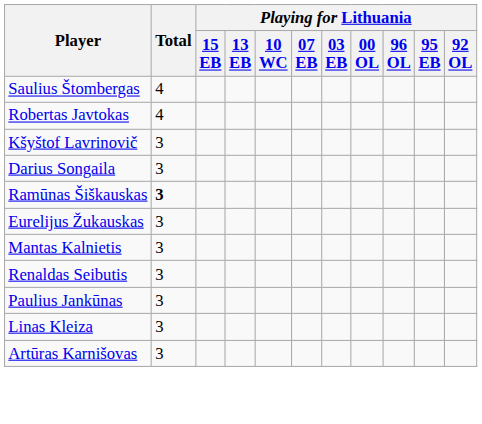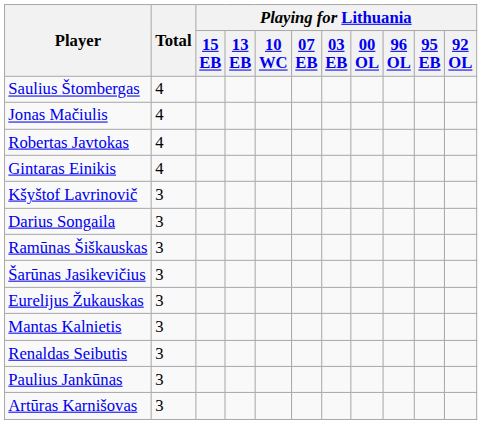+ row: (58, 115)
+ row: (62, 168)
(159, 194) bold -> (159, 247) normal
+ row: (77, 273)
- row: (51, 326)
